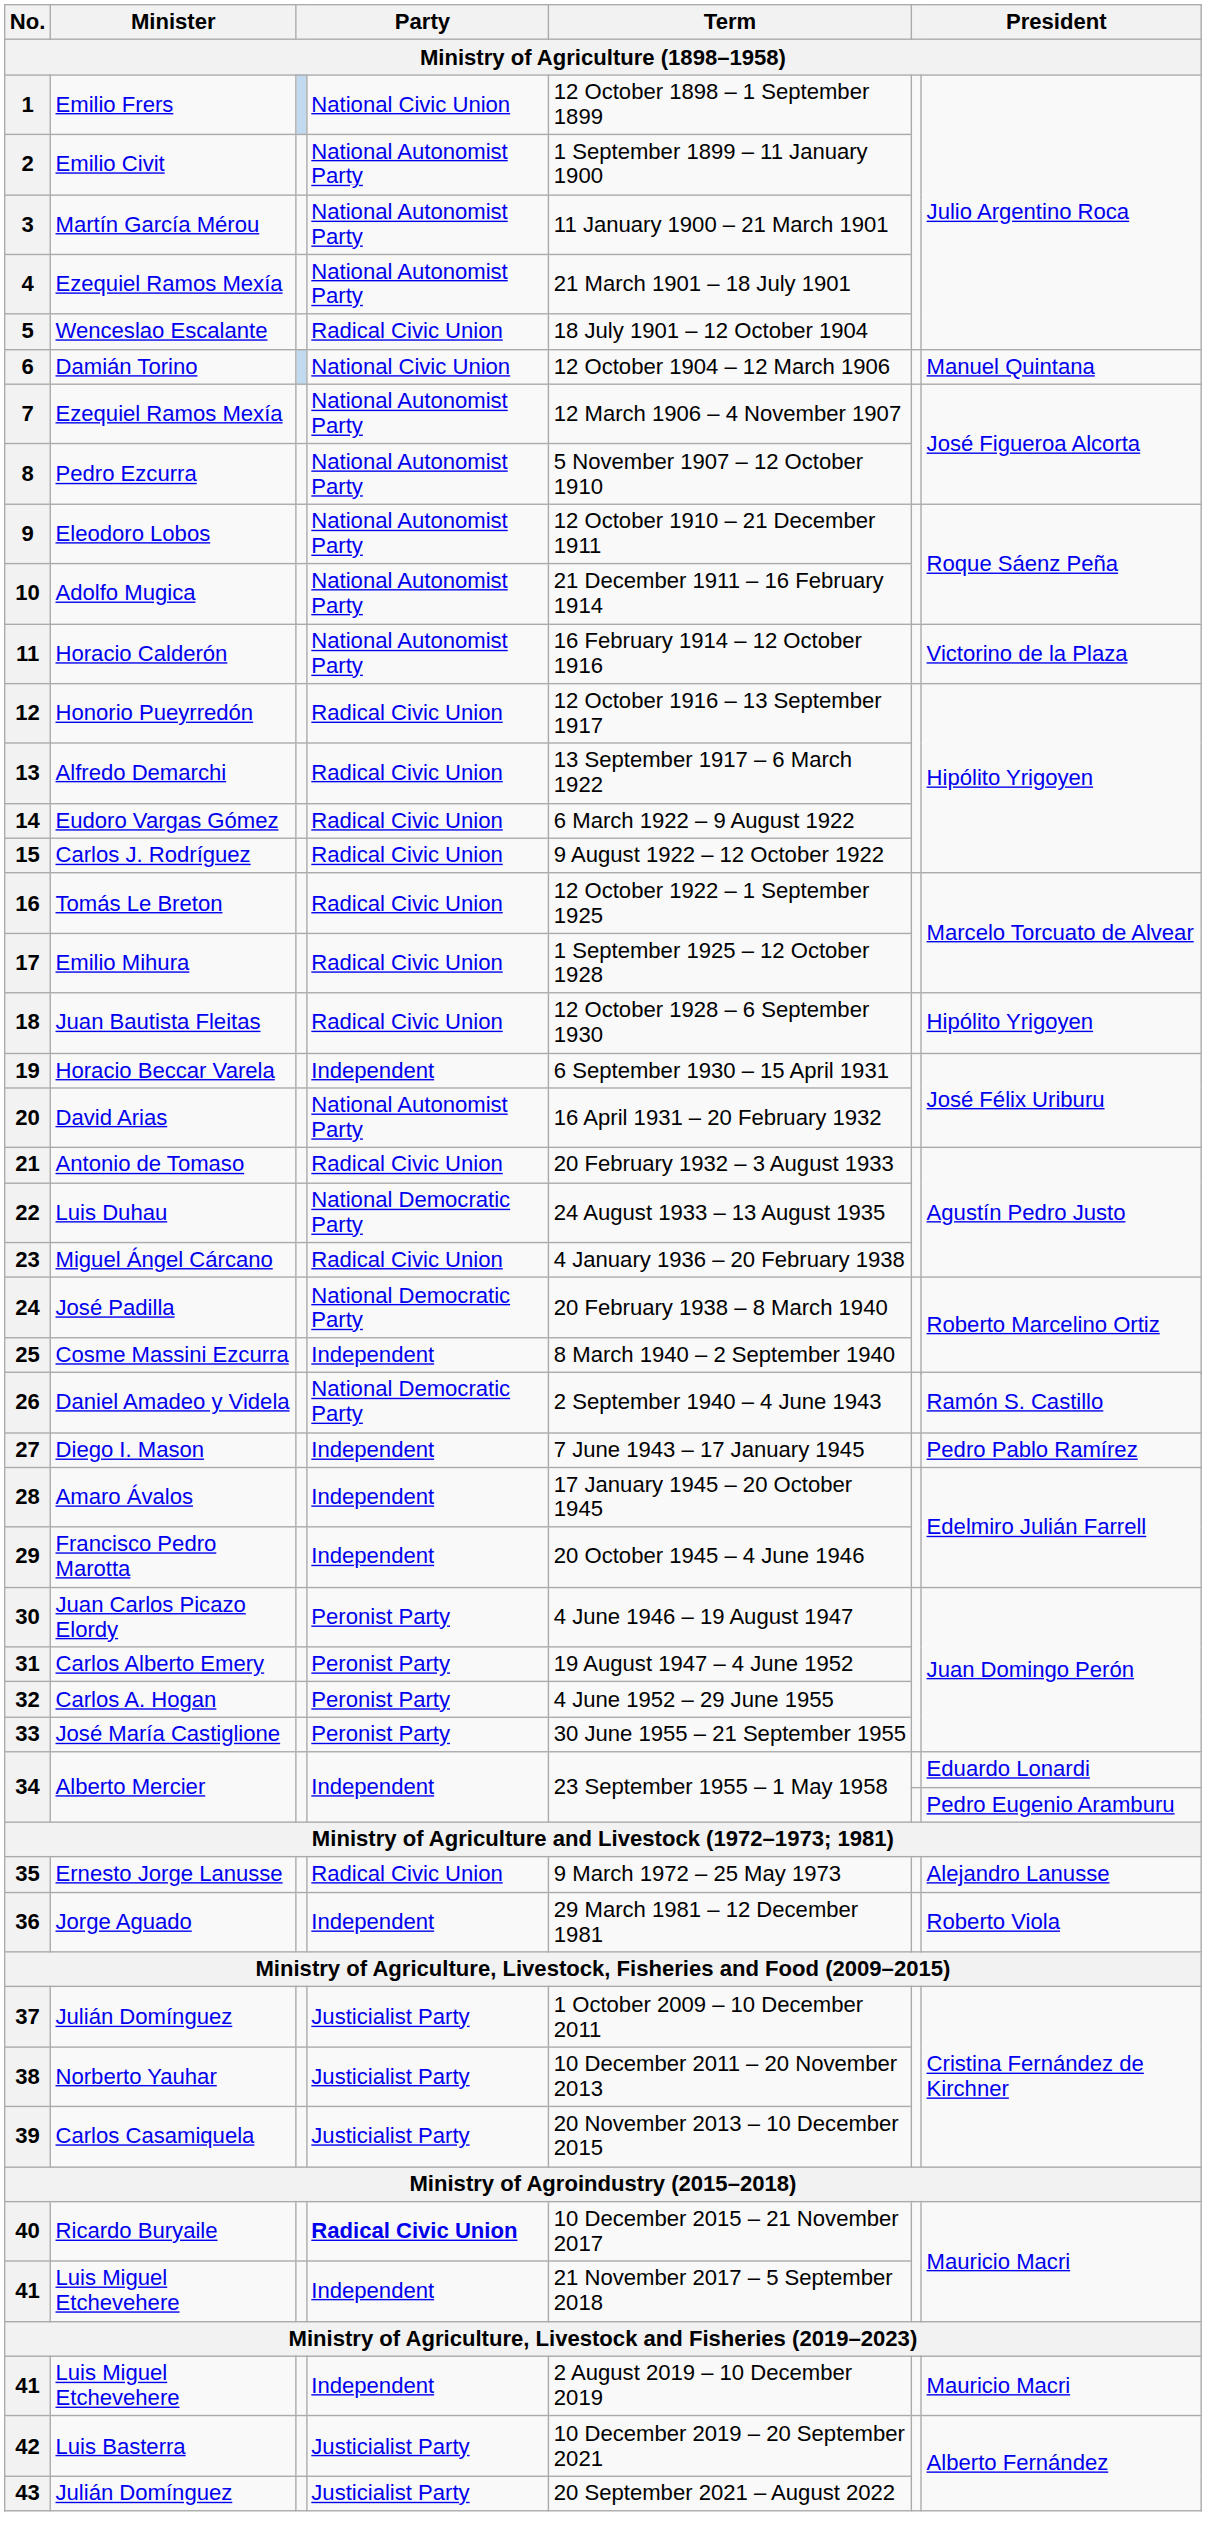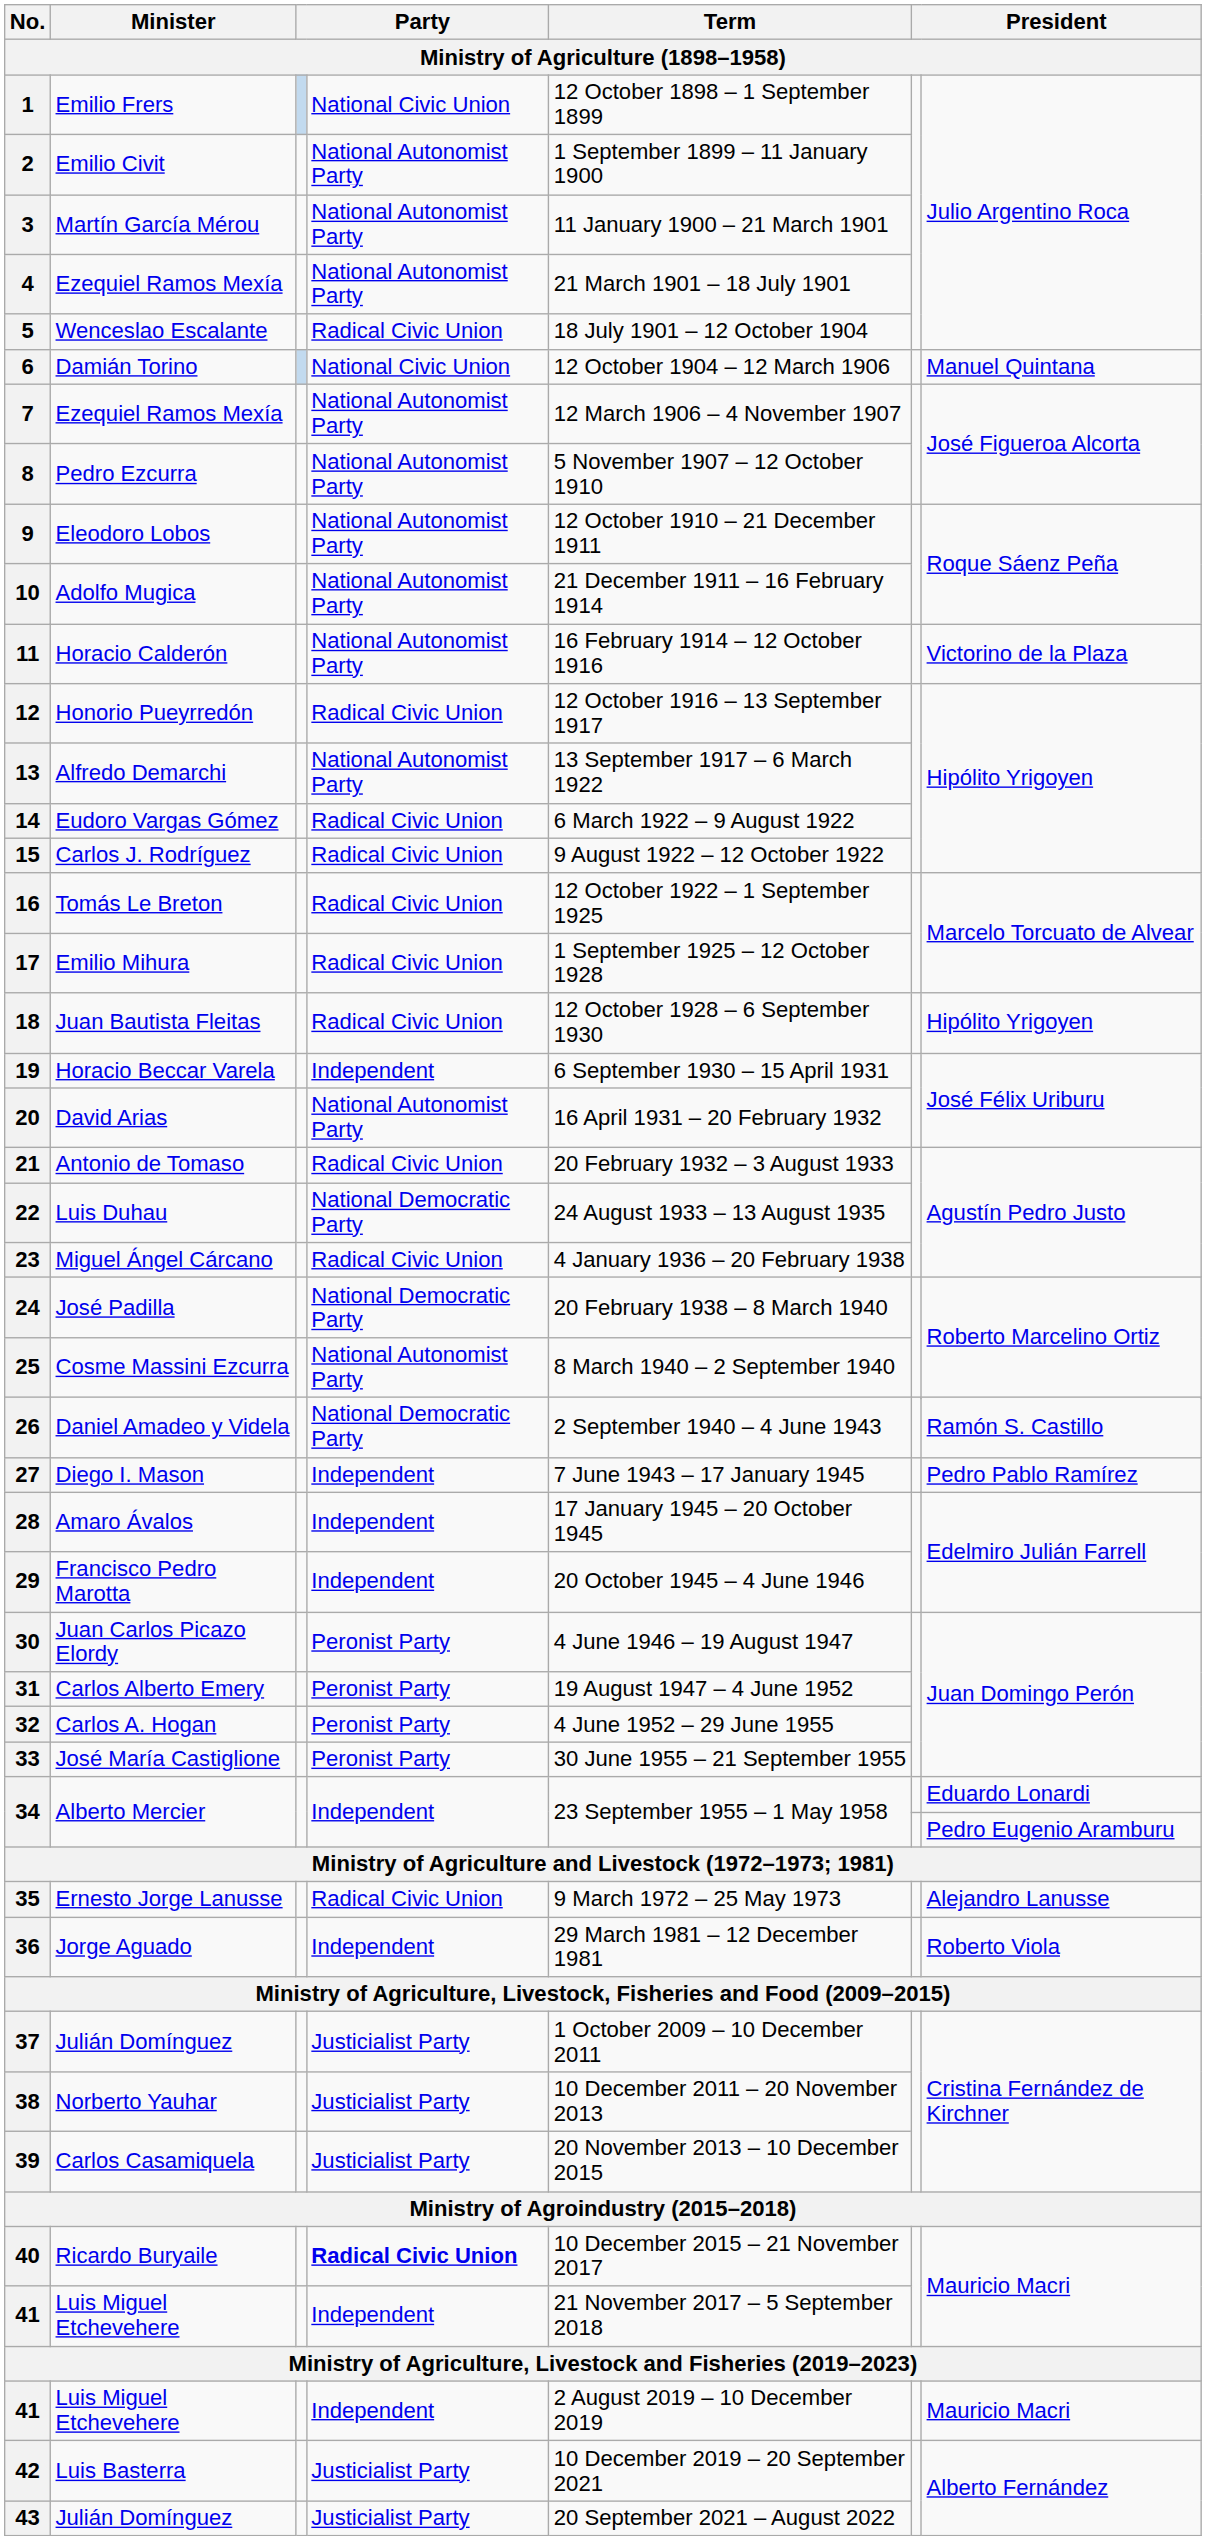(407, 773) Radical Civic Union -> (410, 773) National Autonomist Party
(373, 1354) Independent -> (410, 1367) National Autonomist Party
